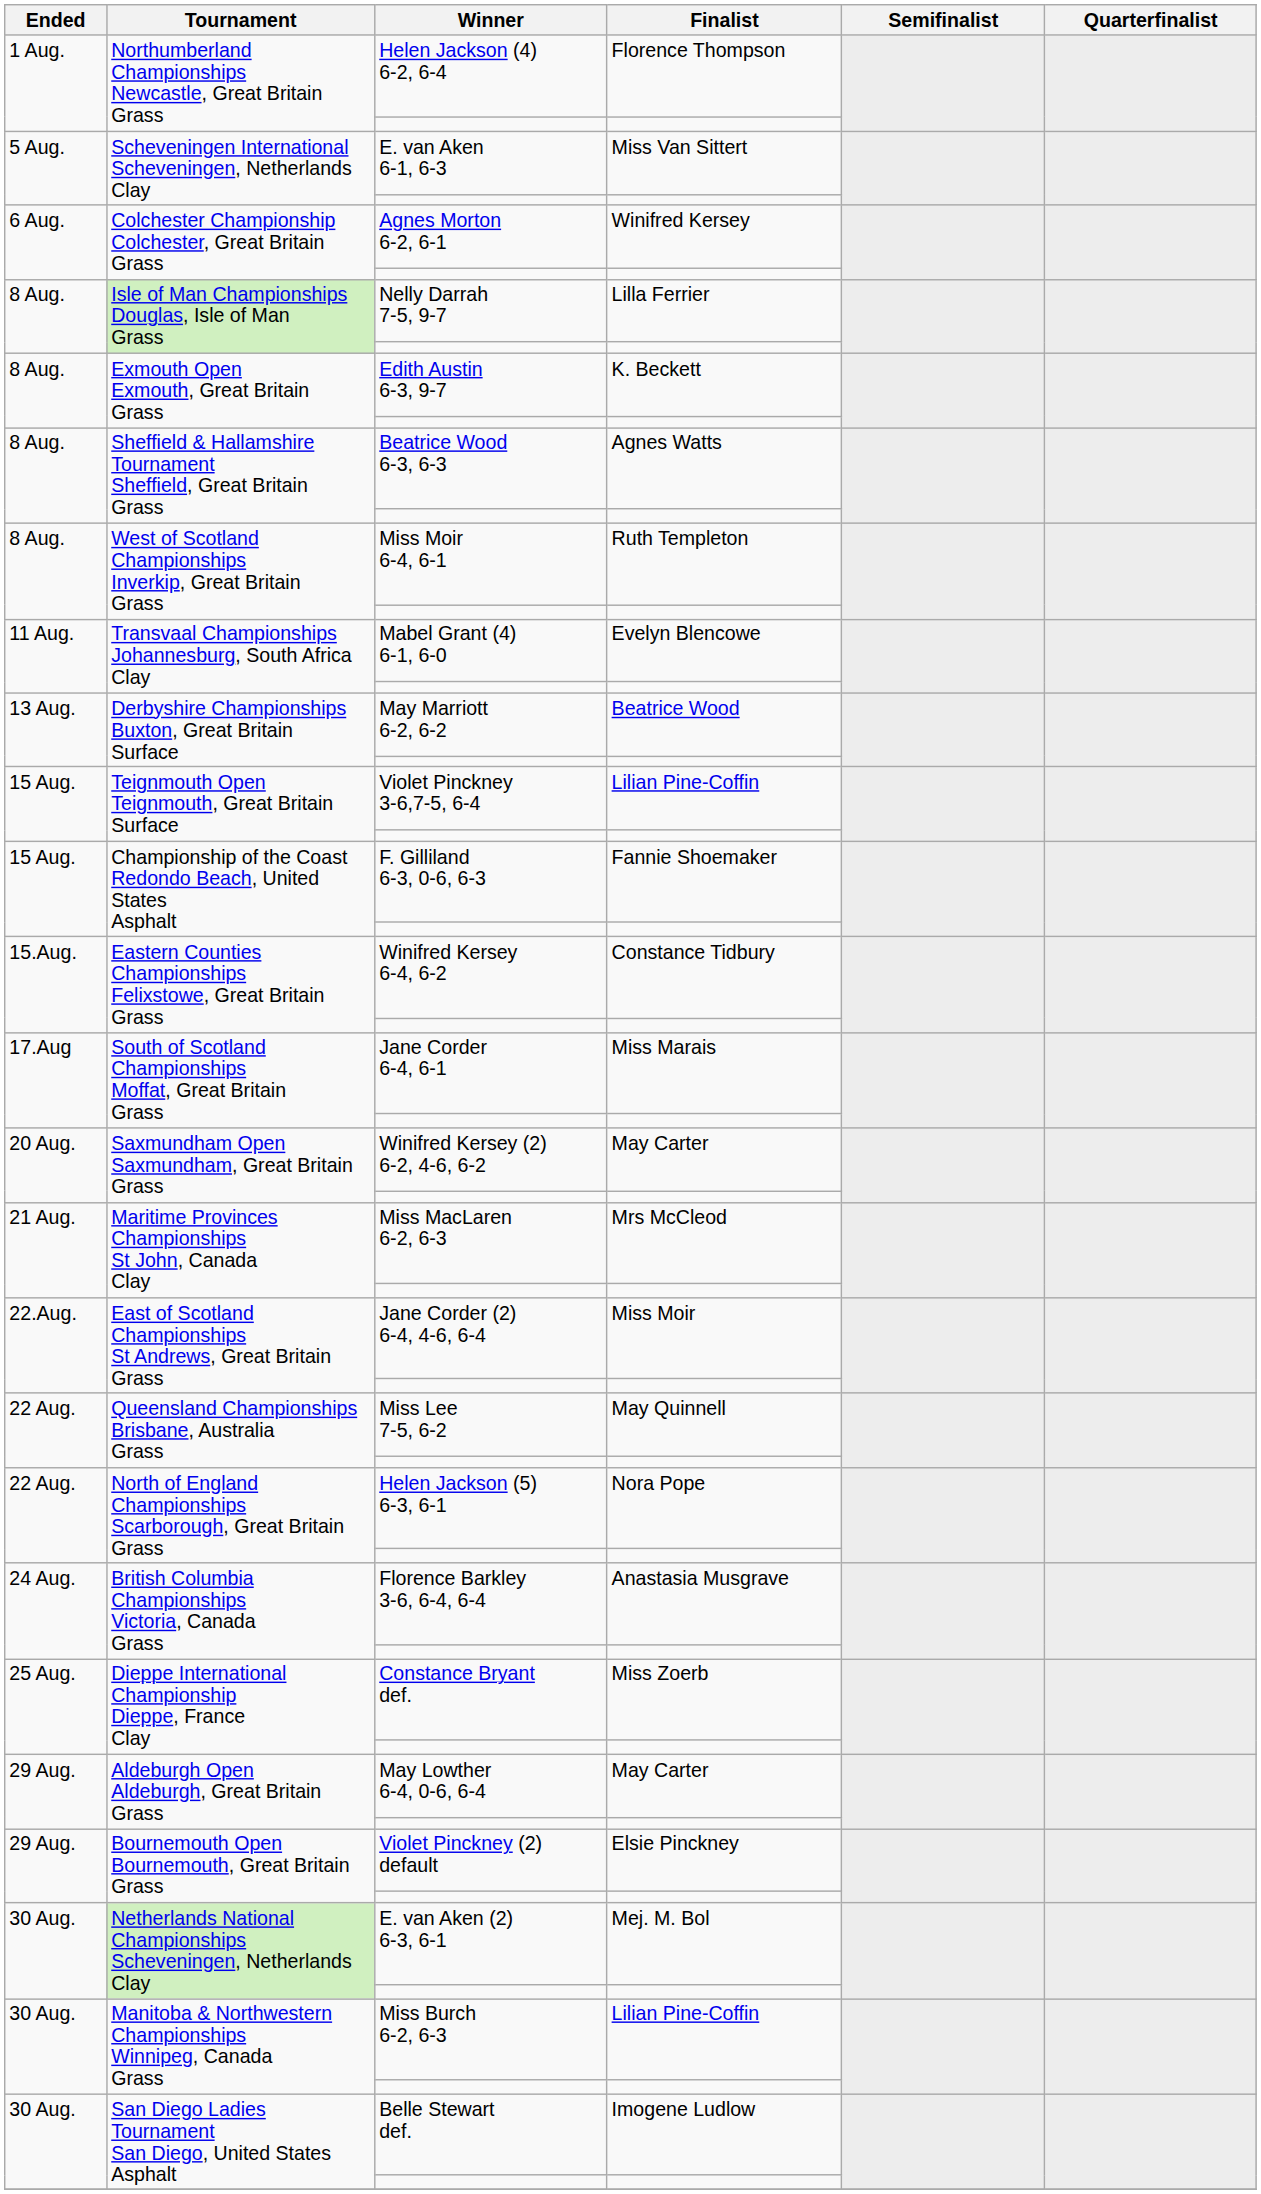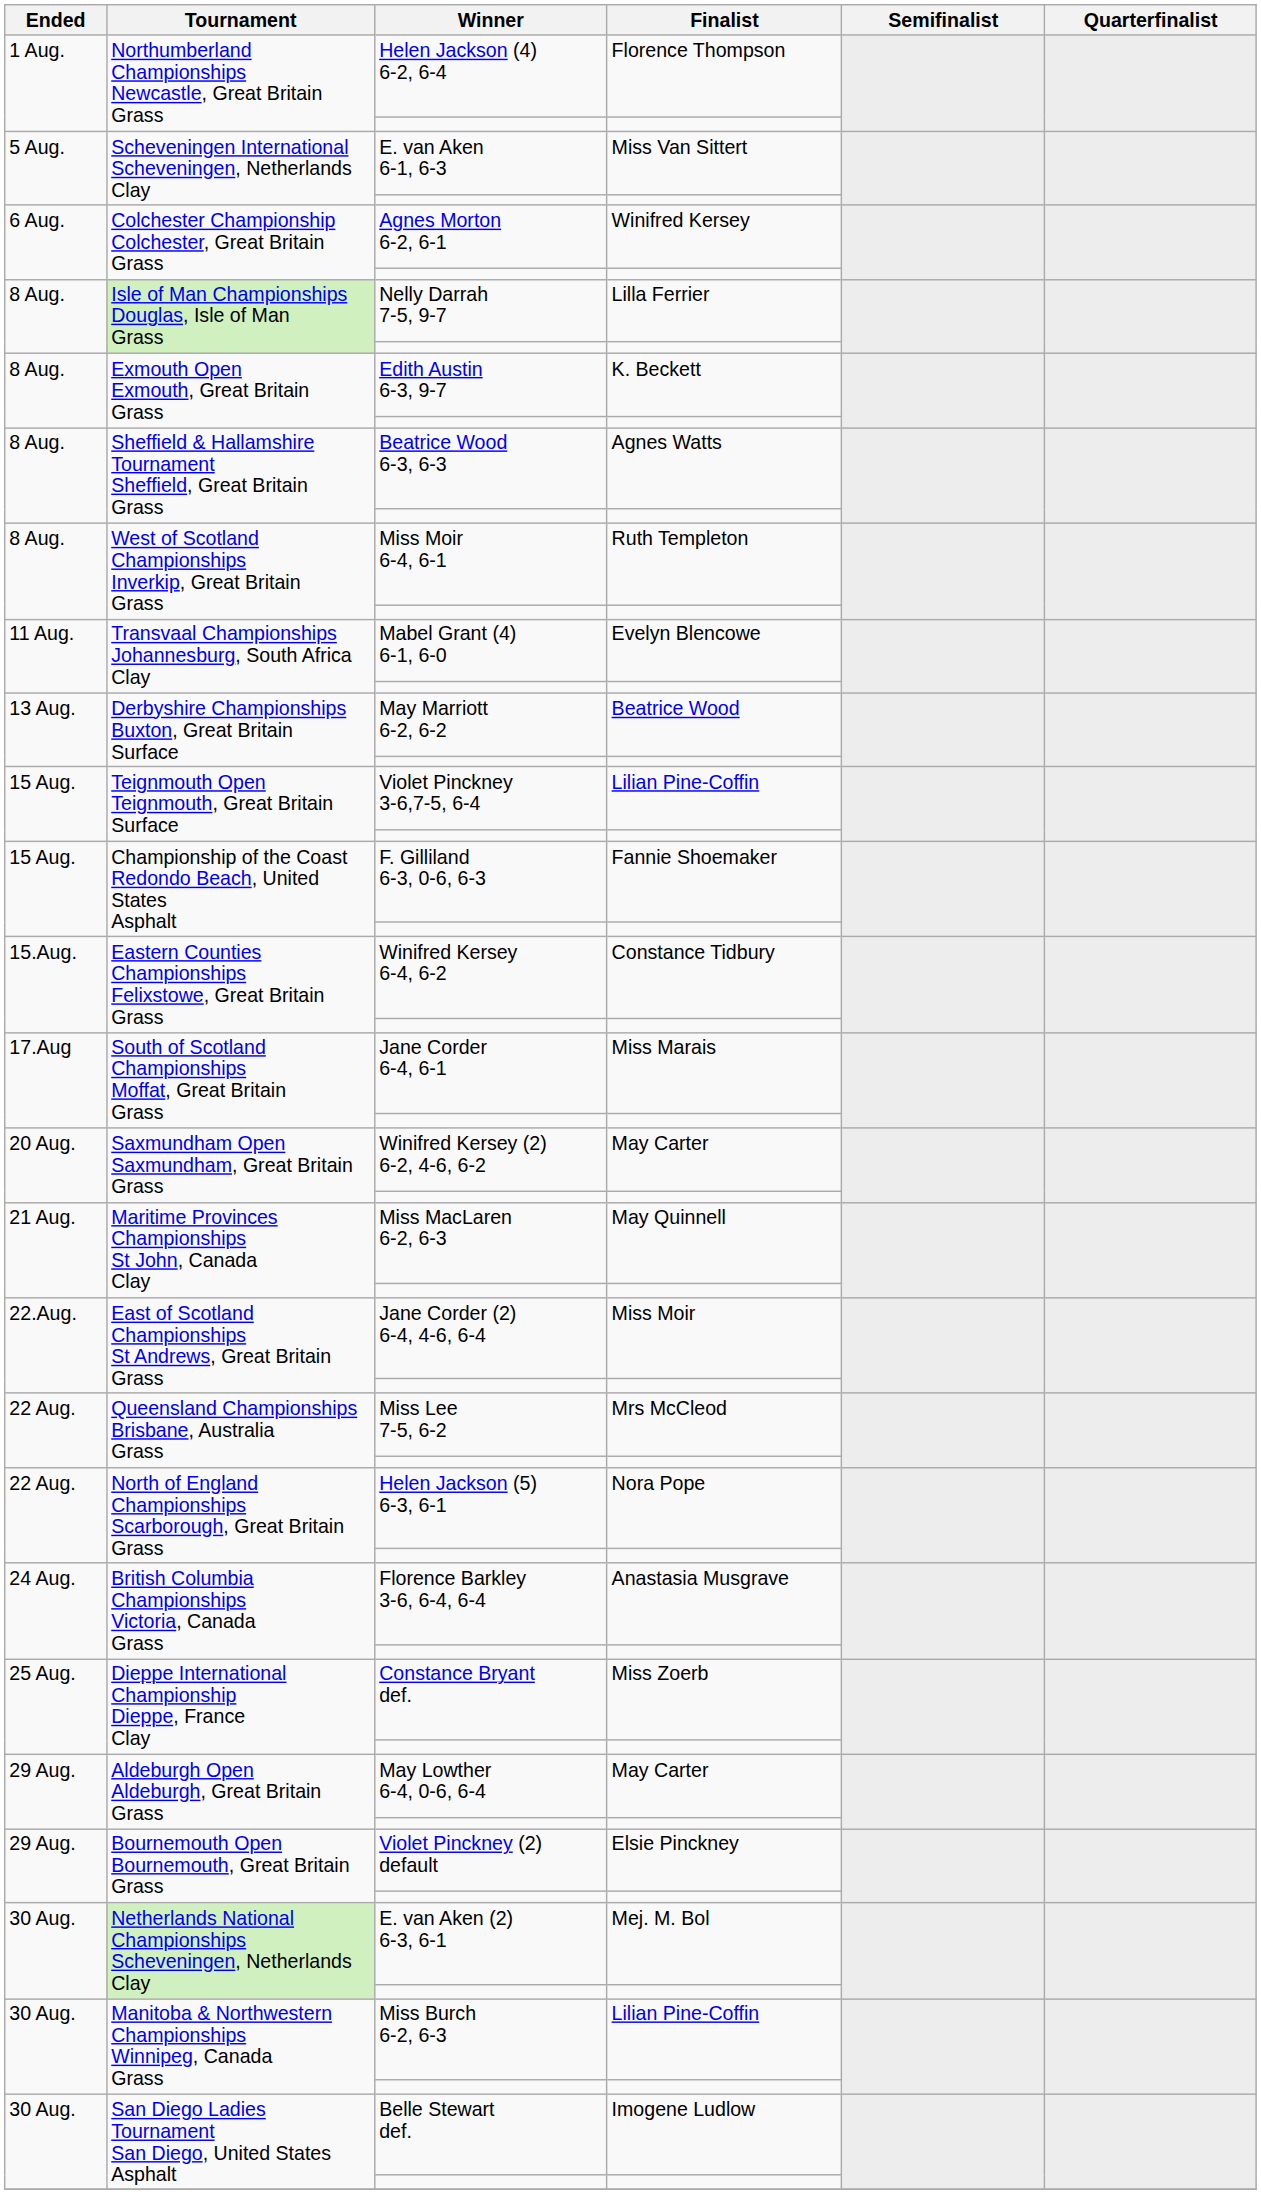(669, 1217) Mrs McCleod -> (669, 1217) May Quinnell
(669, 1409) May Quinnell -> (669, 1409) Mrs McCleod
